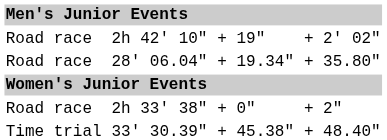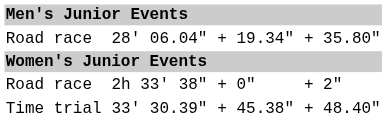- row: (159, 38)
